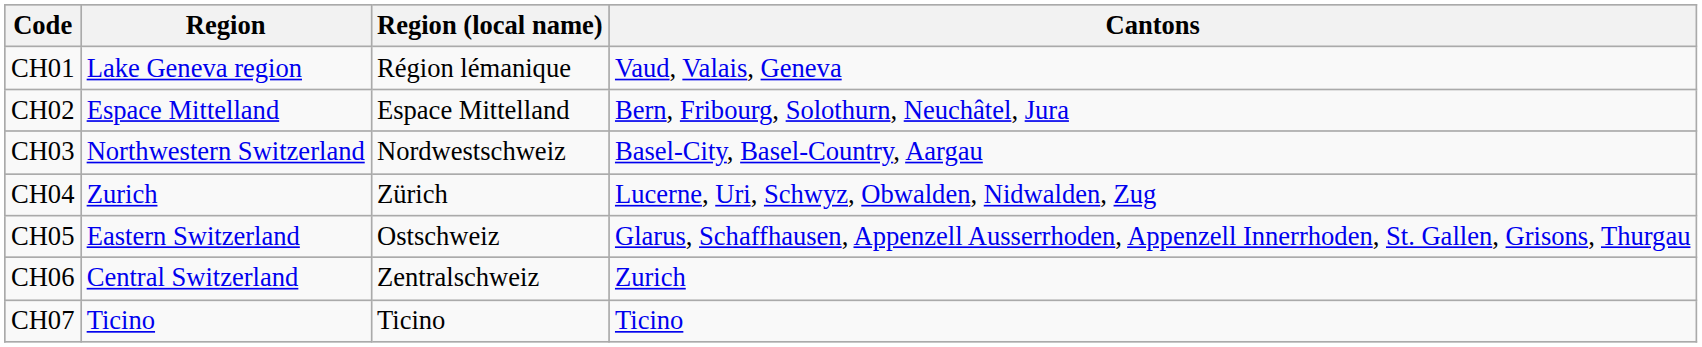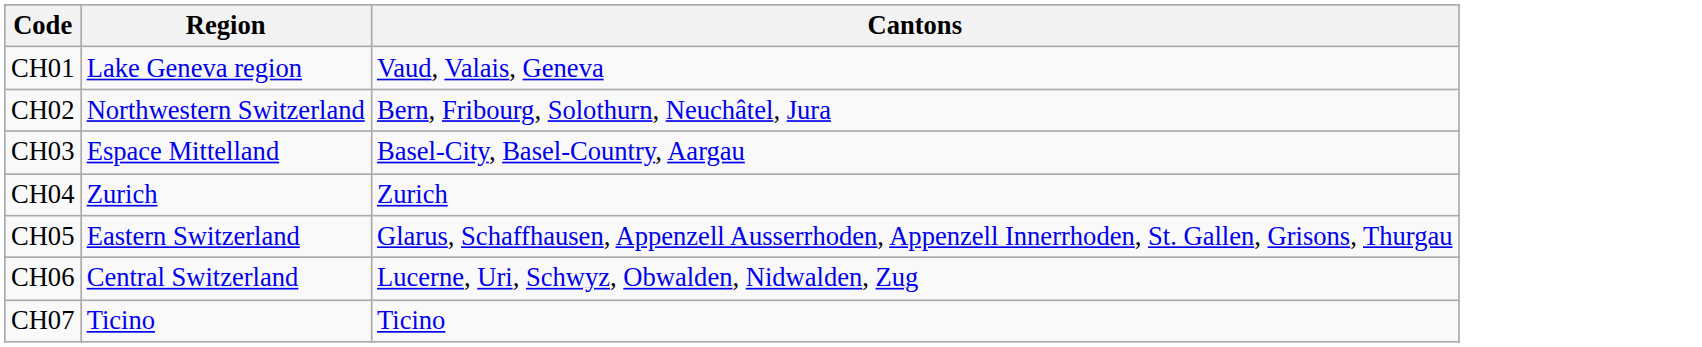- column: (490, 25)
(183, 109) Espace Mittelland -> (226, 109) Northwestern Switzerland
(226, 151) Northwestern Switzerland -> (183, 151) Espace Mittelland
(886, 194) Lucerne, Uri, Schwyz, Obwalden, Nidwalden, Zug -> (412, 194) Zurich
(650, 278) Zurich -> (648, 278) Lucerne, Uri, Schwyz, Obwalden, Nidwalden, Zug
